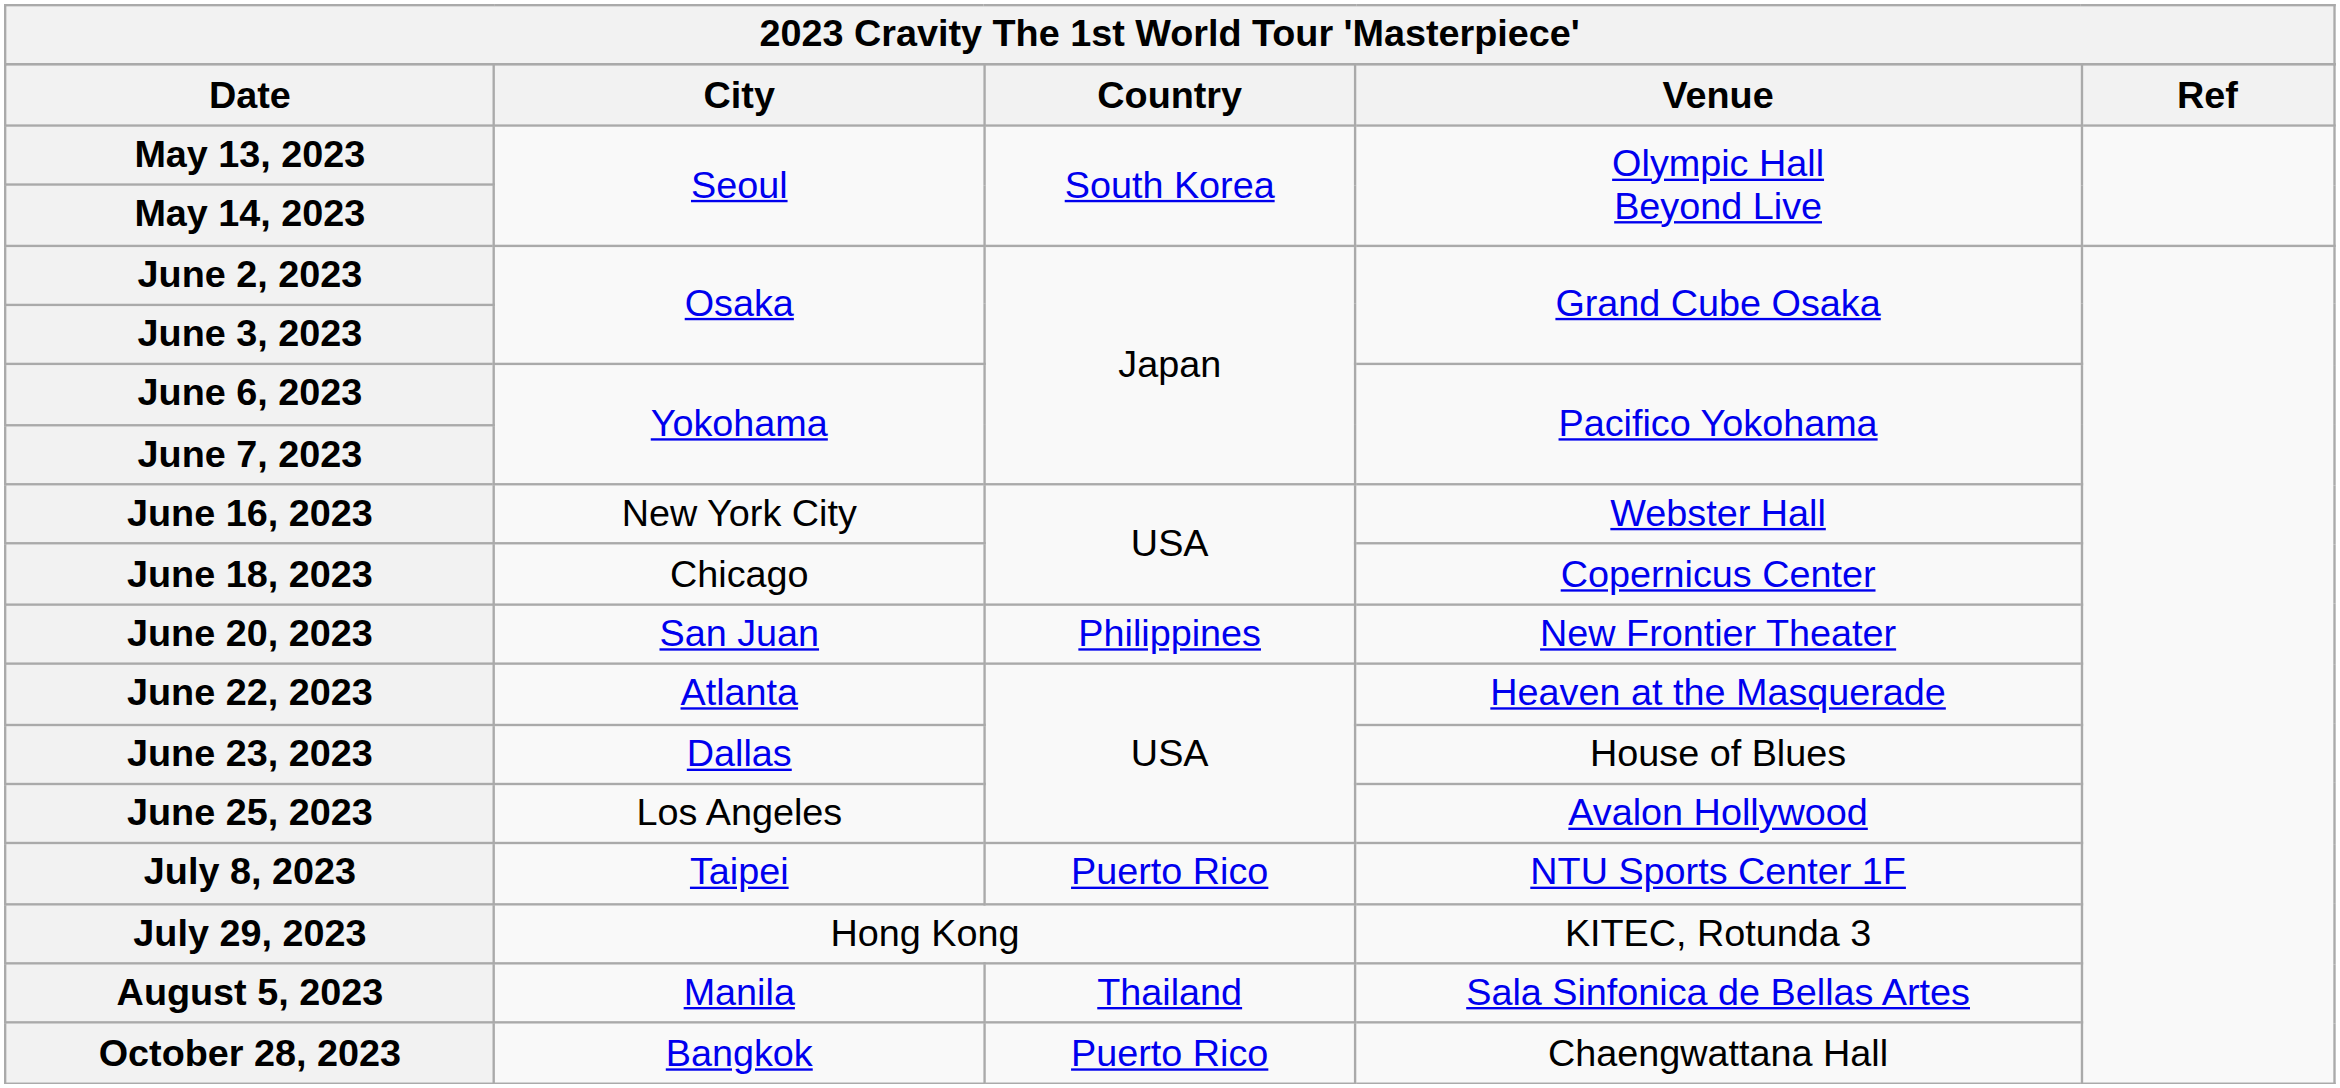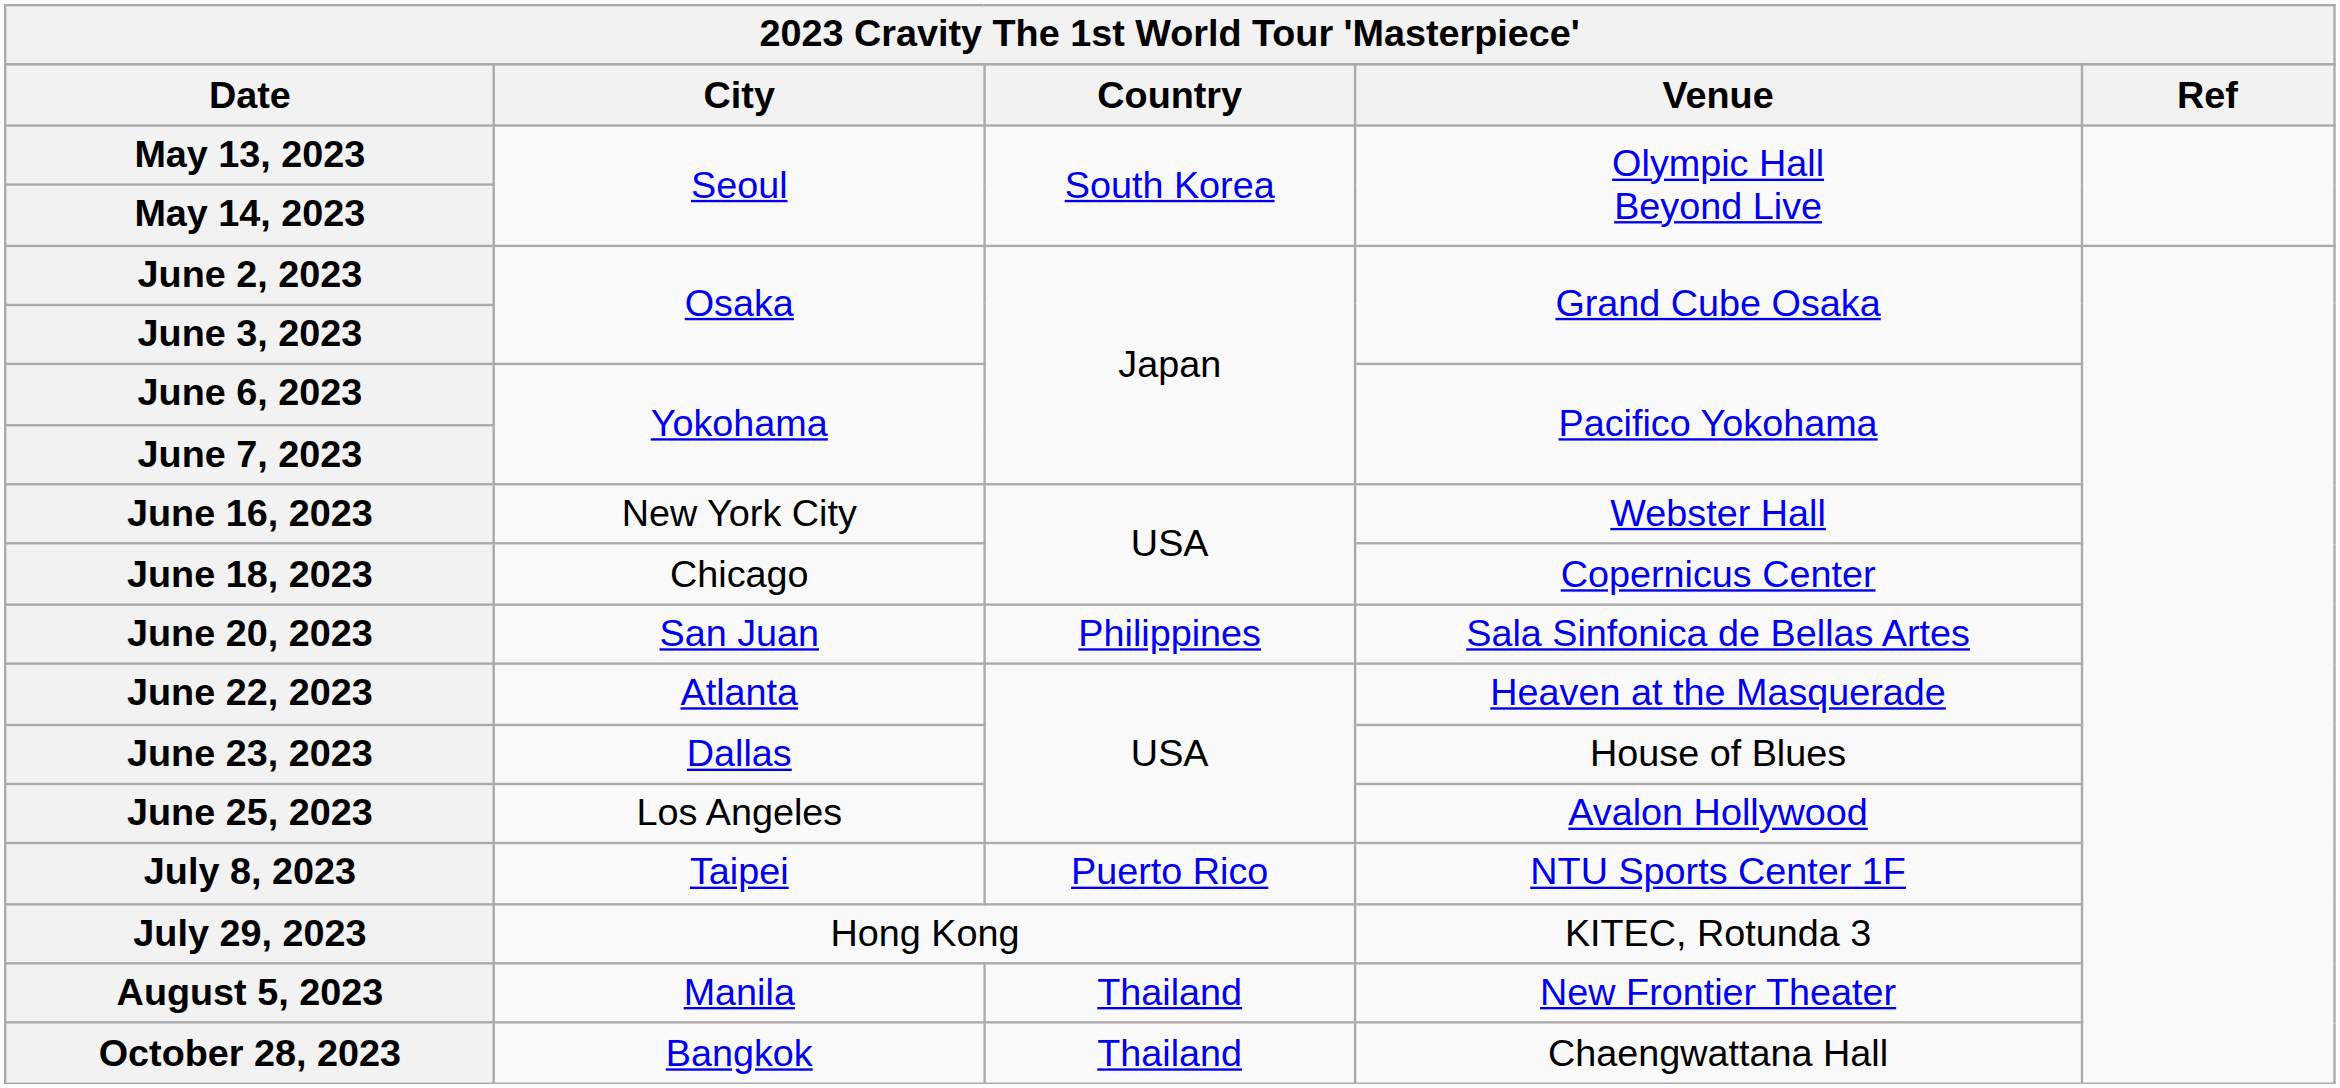(1718, 633) New Frontier Theater -> (1718, 633) Sala Sinfonica de Bellas Artes
(1718, 992) Sala Sinfonica de Bellas Artes -> (1718, 992) New Frontier Theater
(1170, 1052) Puerto Rico -> (1170, 1052) Thailand
